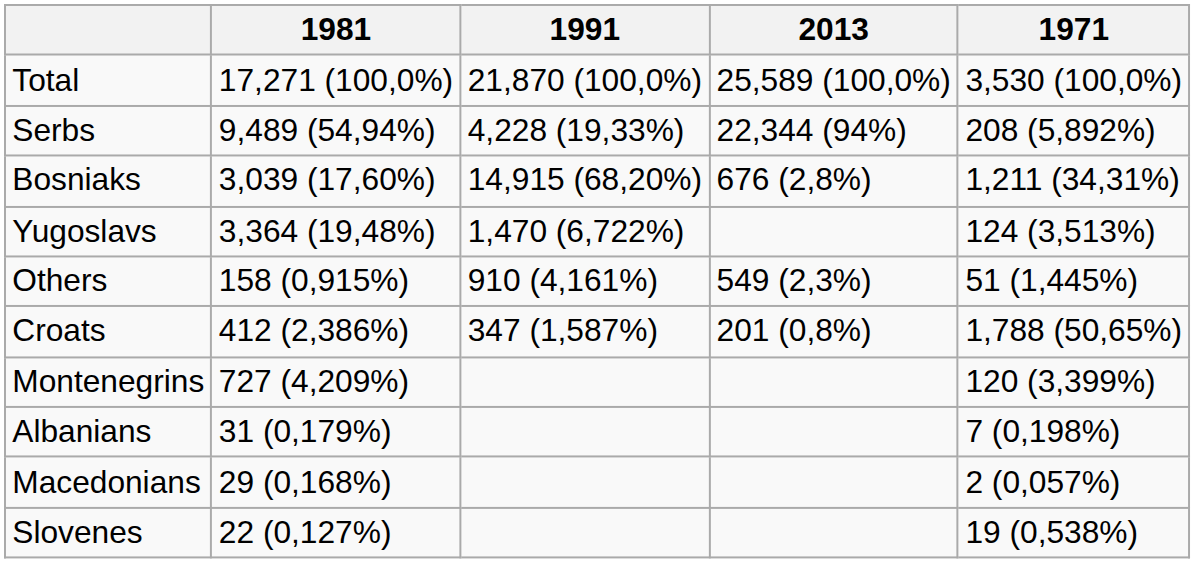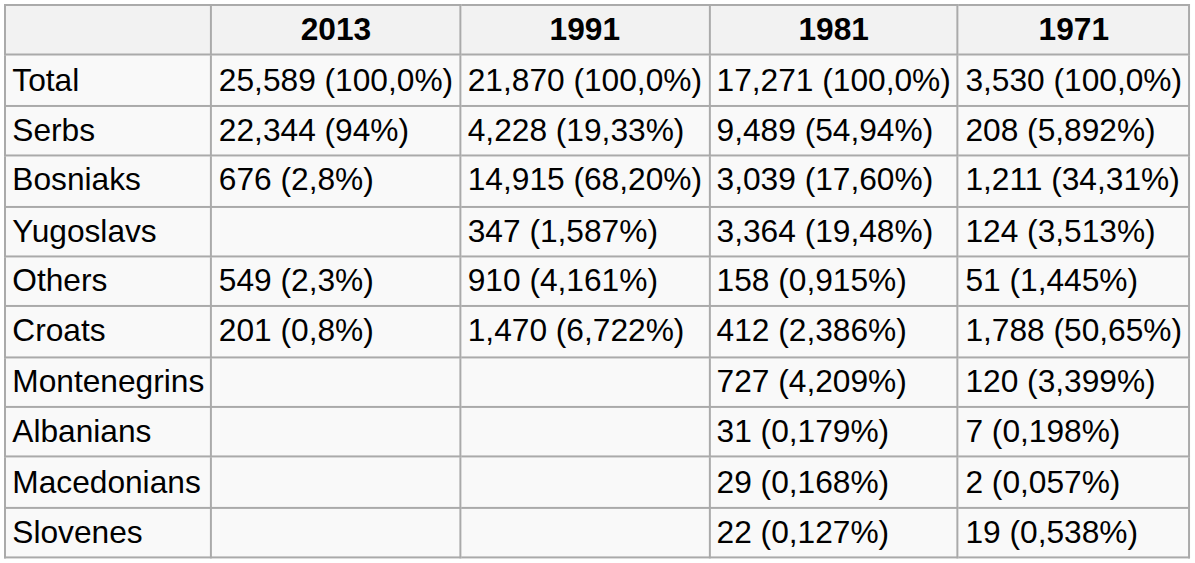columns swapped: (834, 29) <-> (336, 29)
(576, 230) 1,470 (6,722%) -> (563, 230) 347 (1,587%)
(563, 331) 347 (1,587%) -> (576, 331) 1,470 (6,722%)
